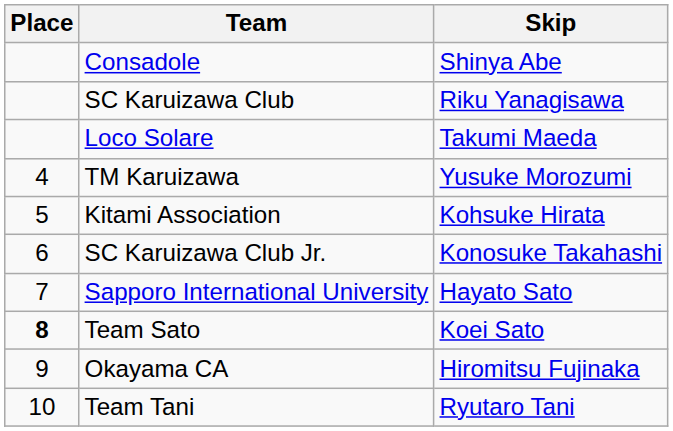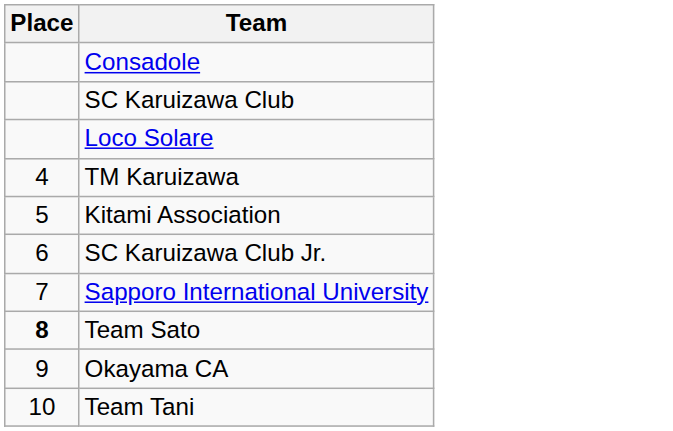- column: (551, 23)
